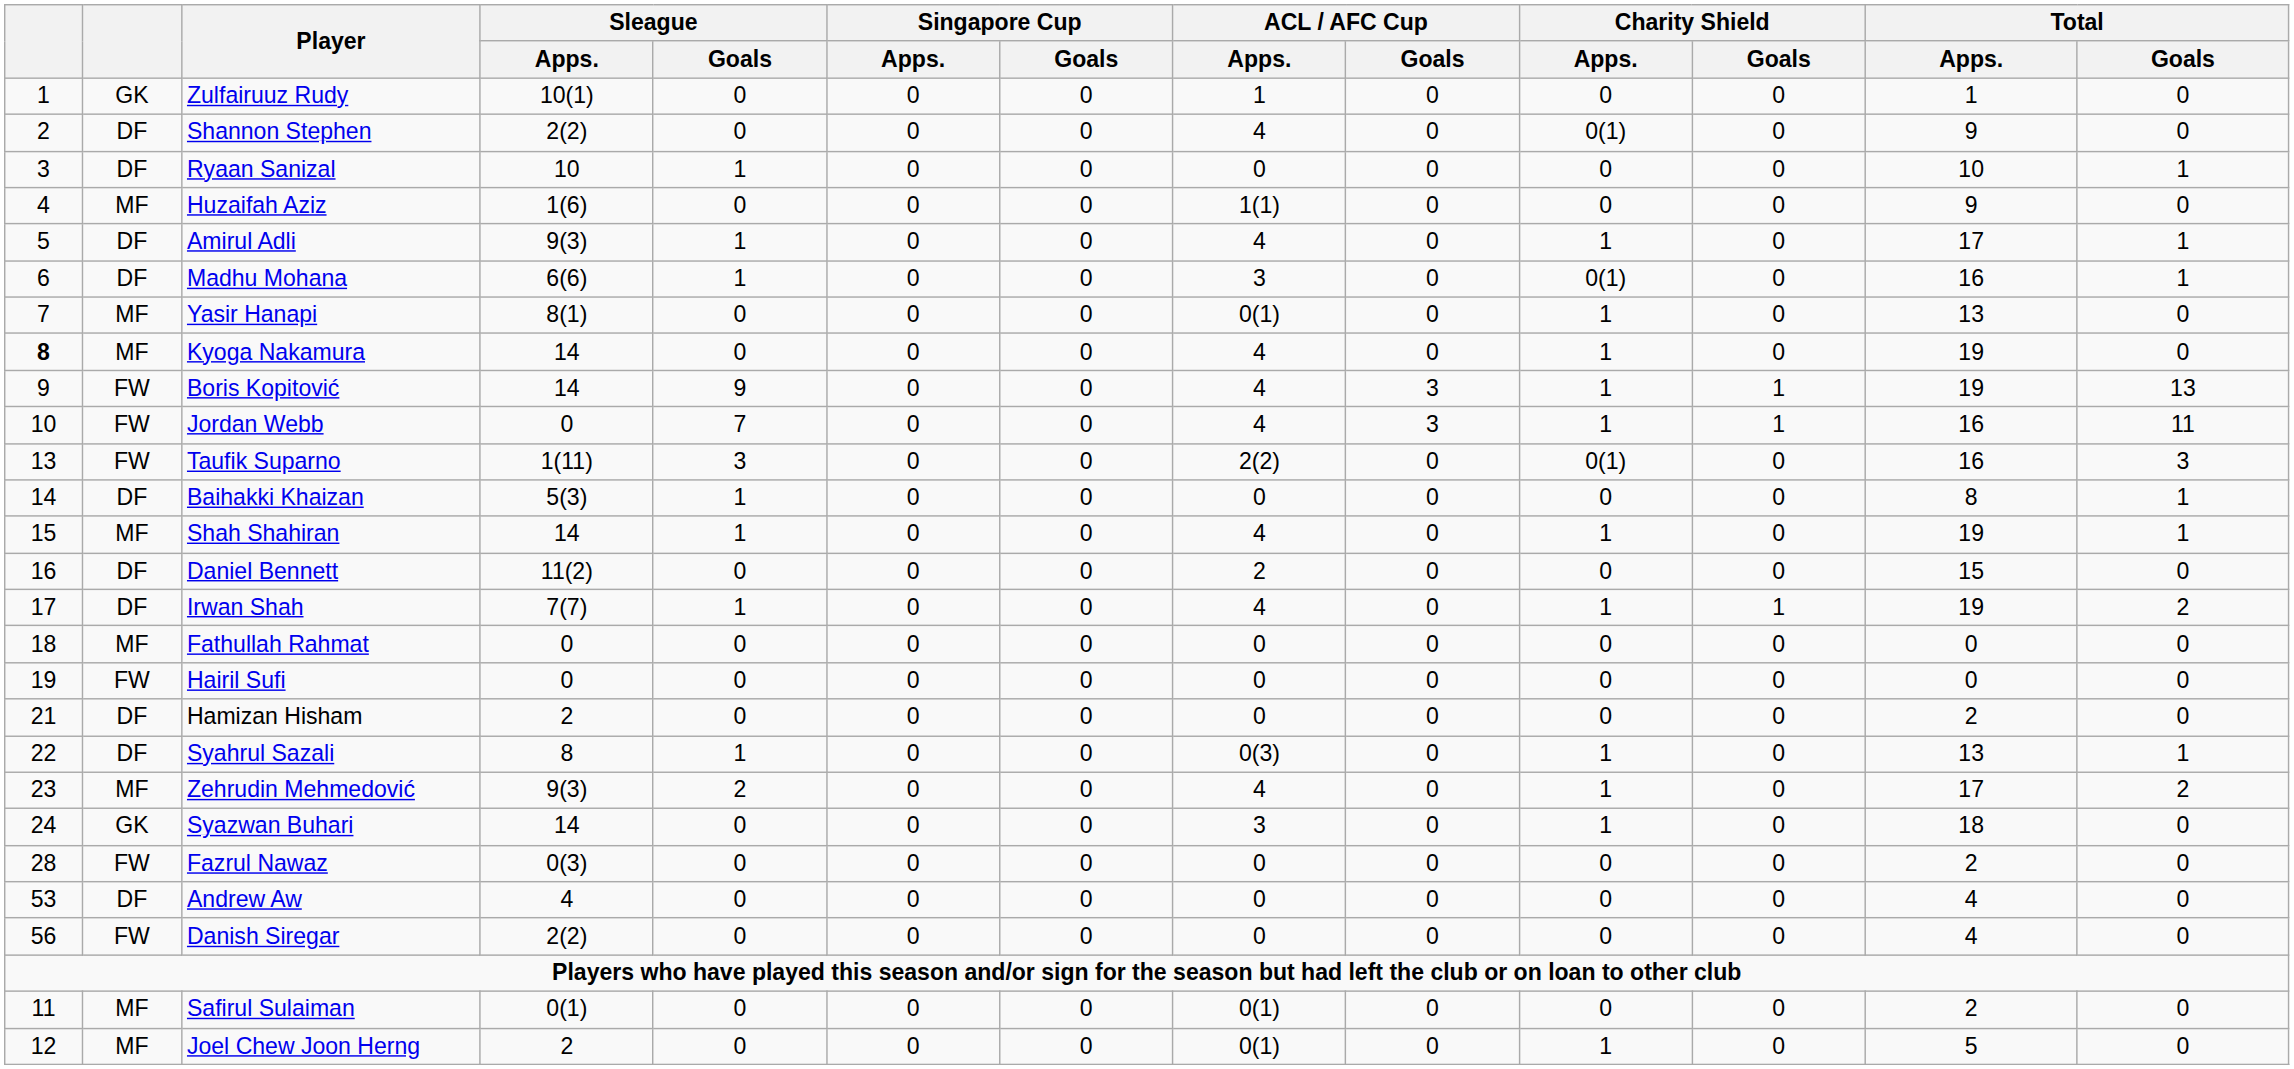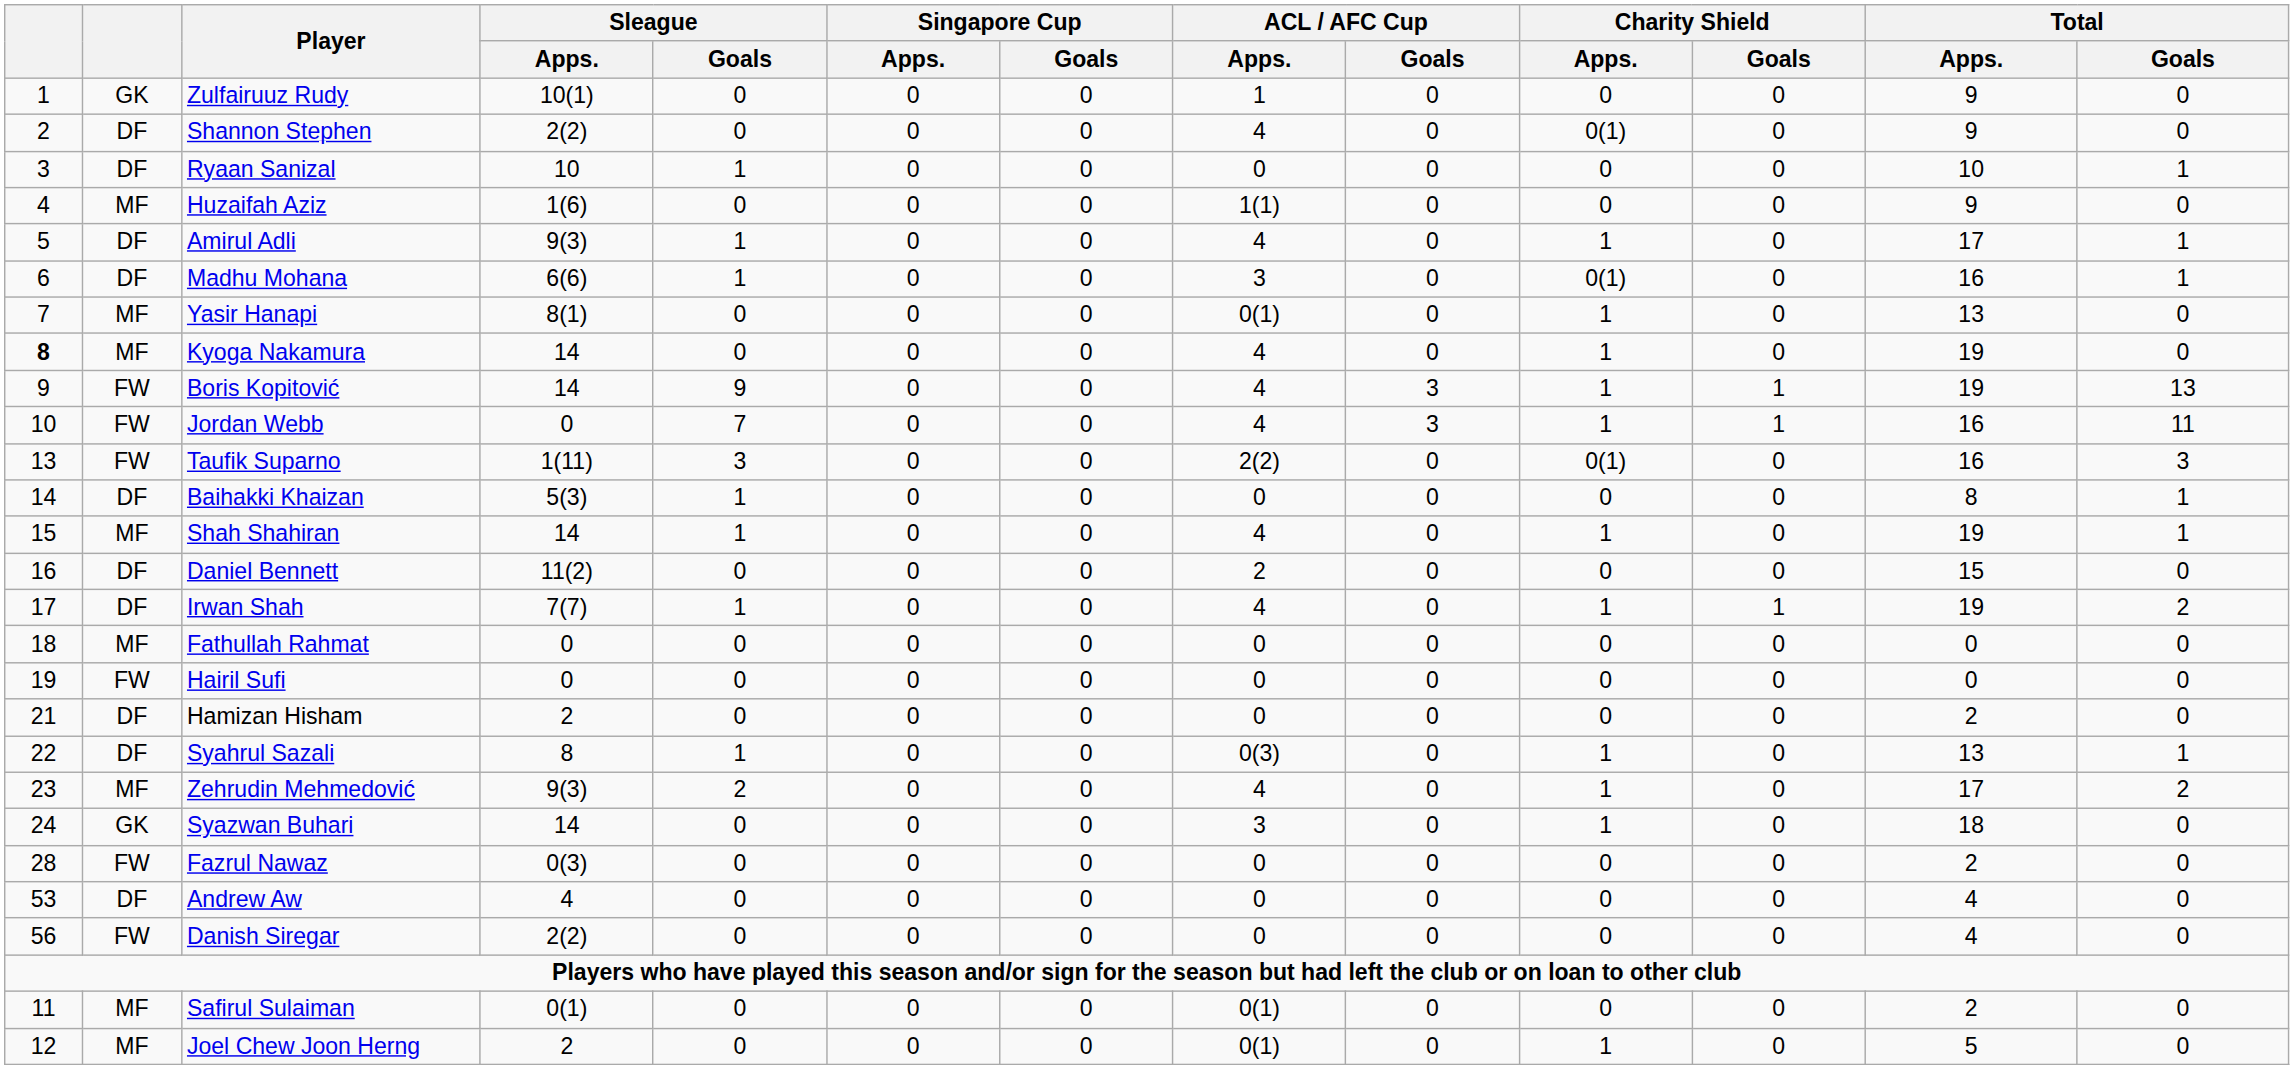(1971, 95) 1 -> (1971, 95) 9
